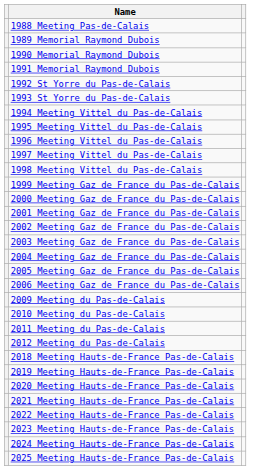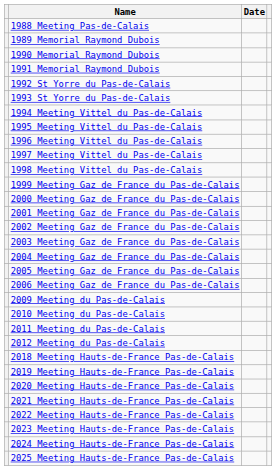+ column: (254, 12)
